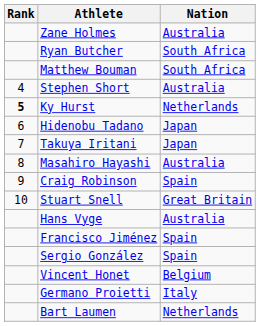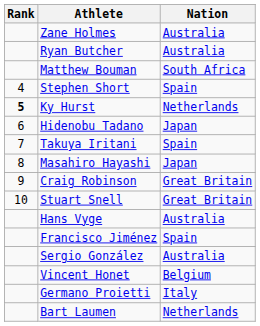(204, 51) South Africa -> (194, 51) Australia
(194, 88) Australia -> (180, 88) Spain
(180, 144) Japan -> (180, 144) Spain
(194, 163) Australia -> (180, 163) Japan
(180, 182) Spain -> (207, 182) Great Britain
(180, 256) Spain -> (194, 256) Australia
